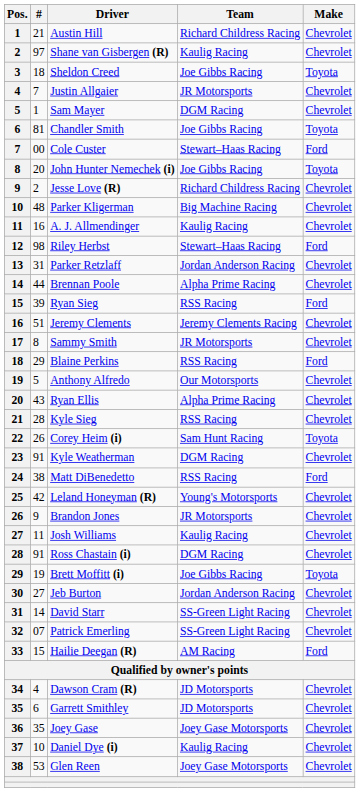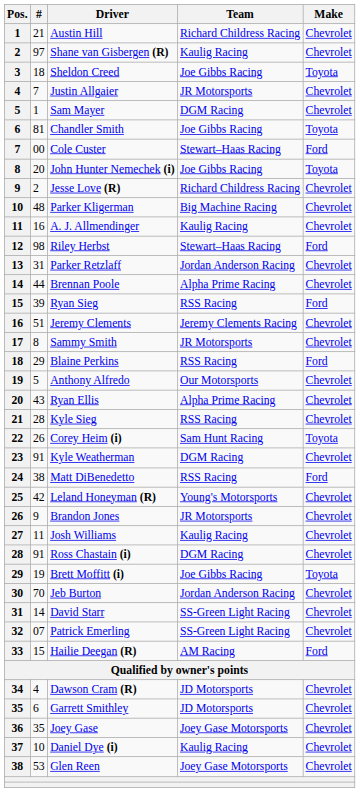(39, 593) 27 -> (39, 593) 70
